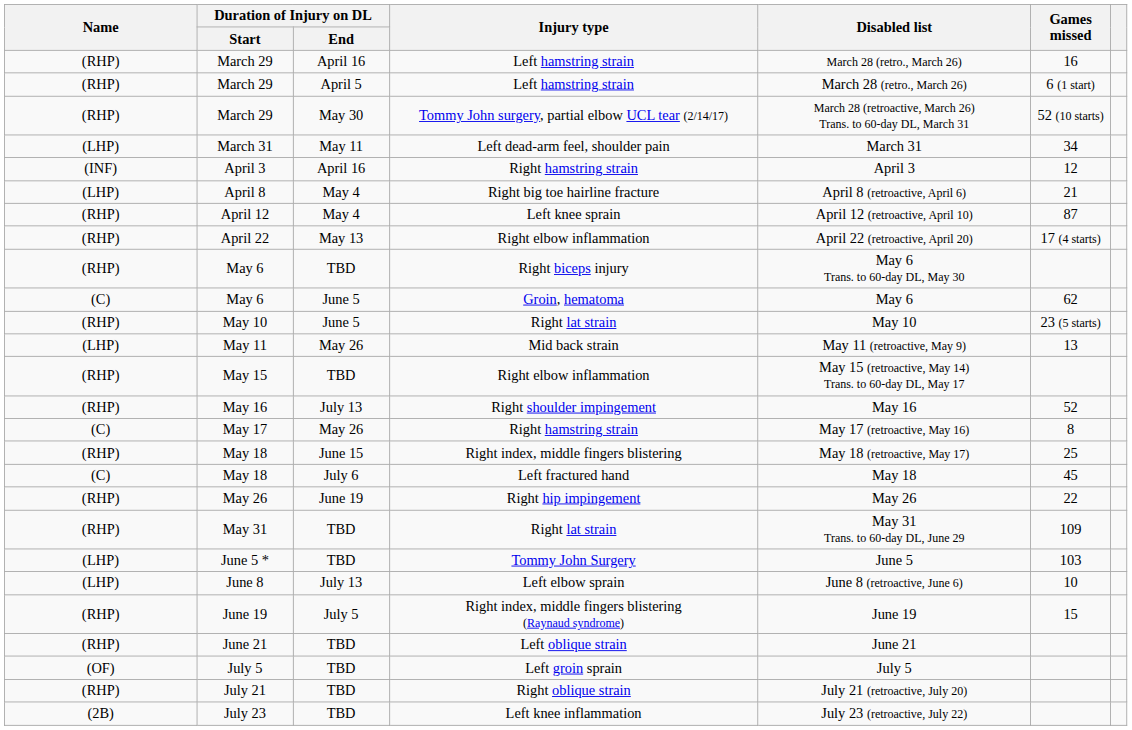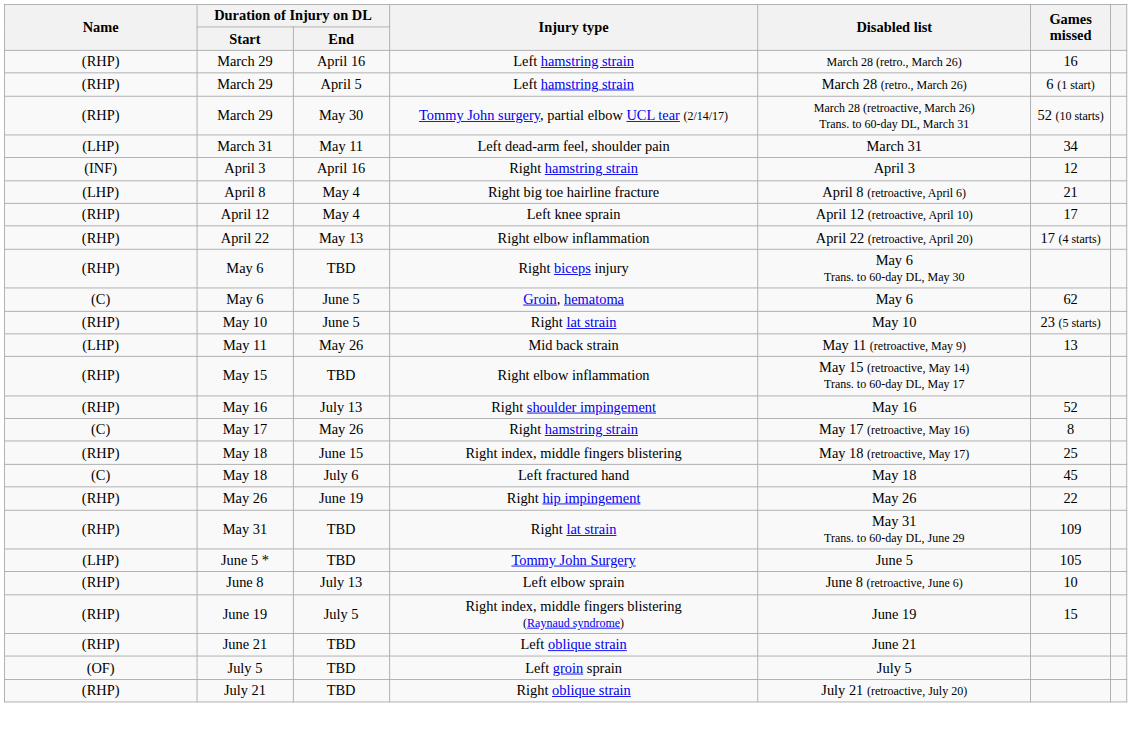(1071, 214) 87 -> (1071, 214) 17
(1071, 560) 103 -> (1071, 560) 105
(101, 583) (LHP) -> (101, 583) (RHP)
- row: (245, 713)
